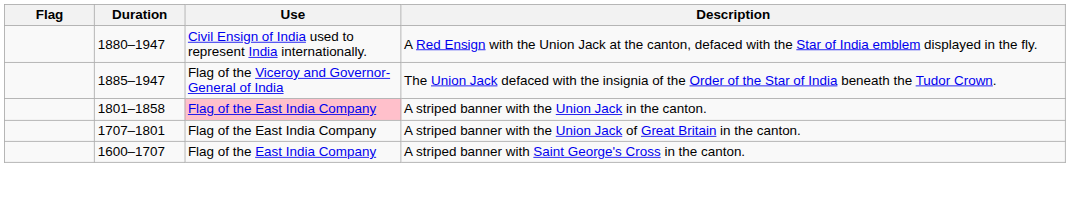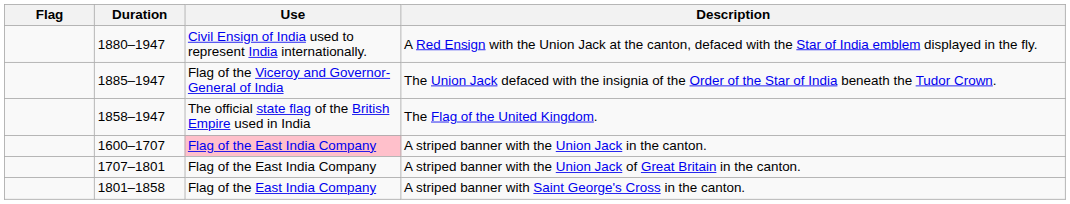+ row: (501, 116)
(131, 109) 1801–1858 -> (131, 145) 1600–1707
(131, 151) 1600–1707 -> (131, 188) 1801–1858
